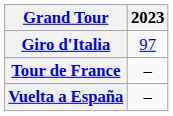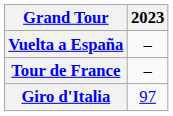rows swapped: (66, 44) <-> (66, 96)
